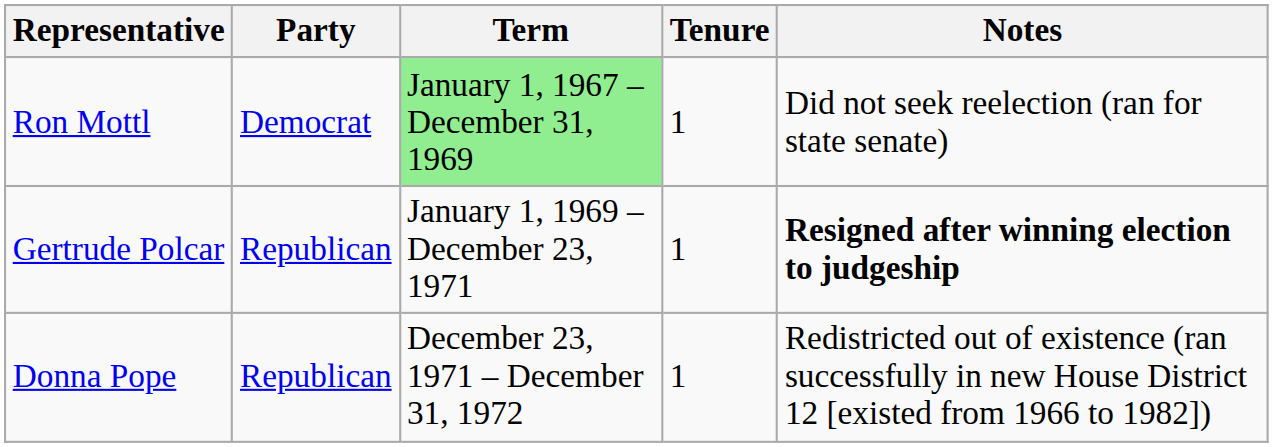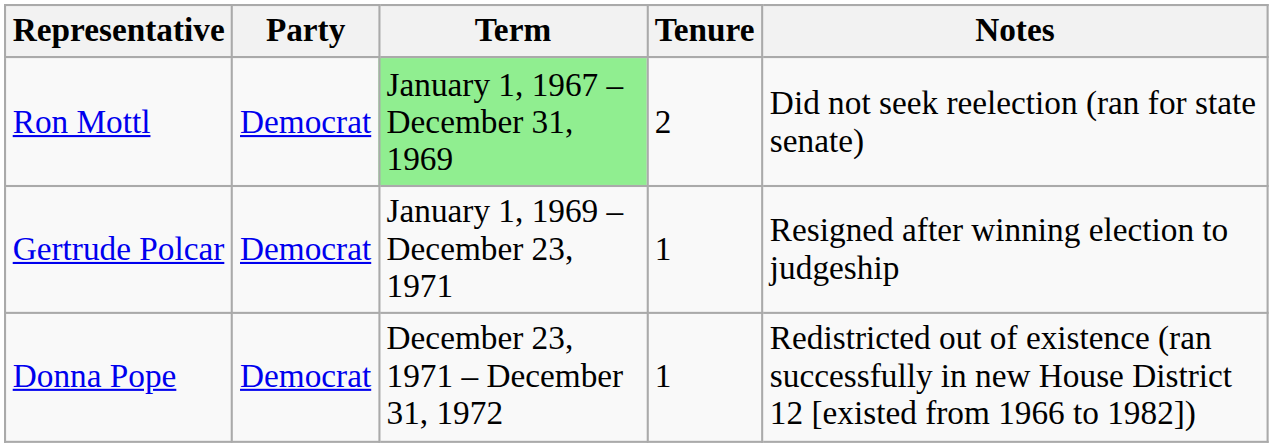(678, 121) 1 -> (663, 121) 2
(316, 248) Republican -> (306, 248) Democrat
(1008, 248) bold -> (999, 248) normal
(316, 376) Republican -> (306, 376) Democrat
